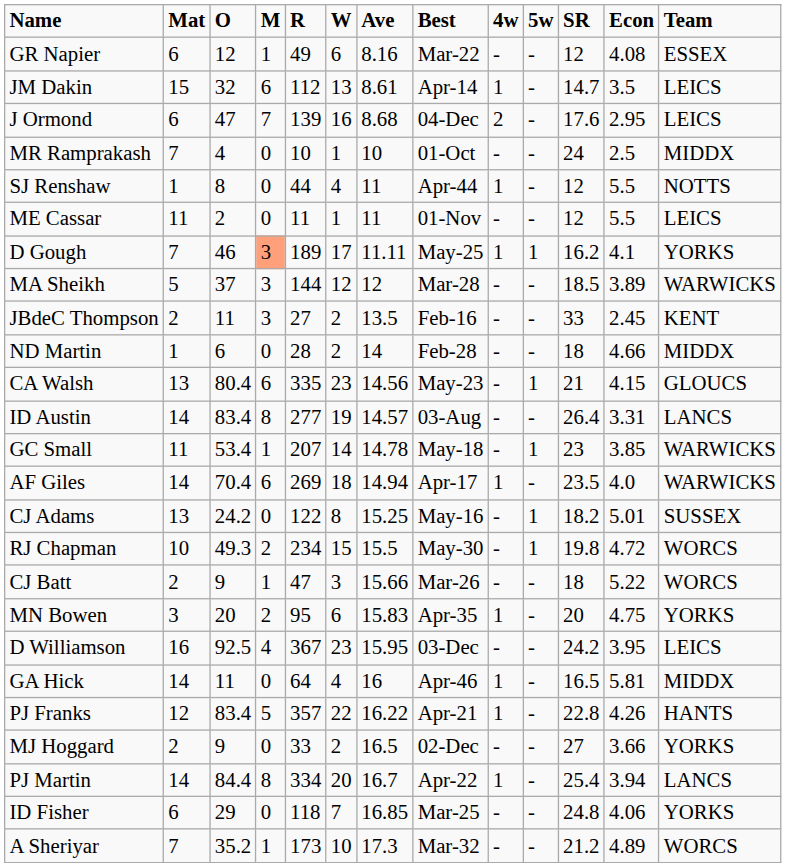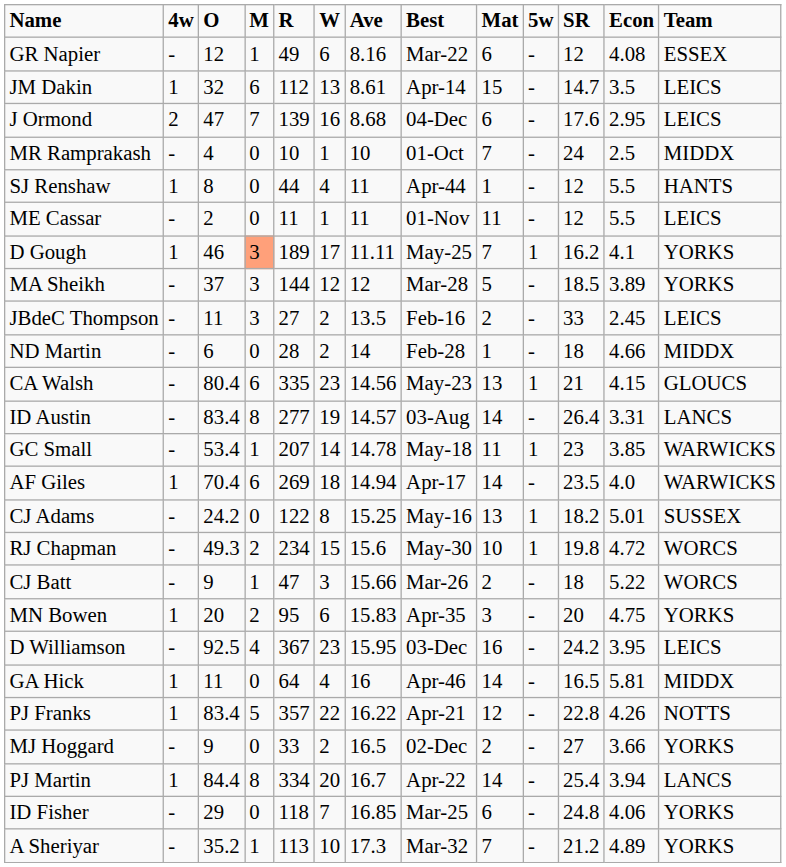columns swapped: (187, 20) <-> (506, 20)
(697, 185) NOTTS -> (698, 185) HANTS
(720, 284) WARWICKS -> (699, 284) YORKS
(691, 317) KENT -> (693, 317) LEICS
(379, 548) 15.5 -> (368, 548) 15.6
(698, 713) HANTS -> (697, 713) NOTTS
(306, 845) 173 -> (294, 845) 113
(701, 845) WORCS -> (699, 845) YORKS
